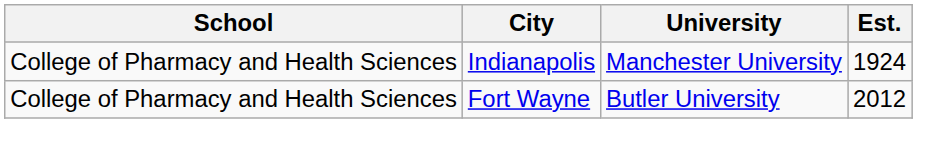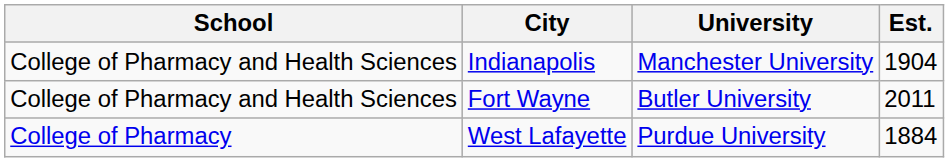(879, 61) 1924 -> (911, 61) 1904
(879, 99) 2012 -> (910, 99) 2011
+ row: (547, 136)
